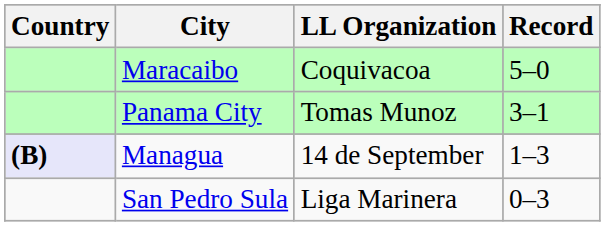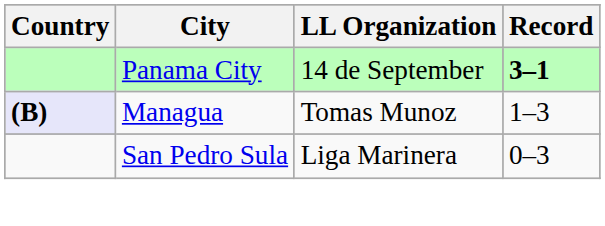- row: (180, 69)
(379, 112) Tomas Munoz -> (392, 69) 14 de September
(529, 112) normal -> (529, 69) bold
(392, 155) 14 de September -> (379, 112) Tomas Munoz
